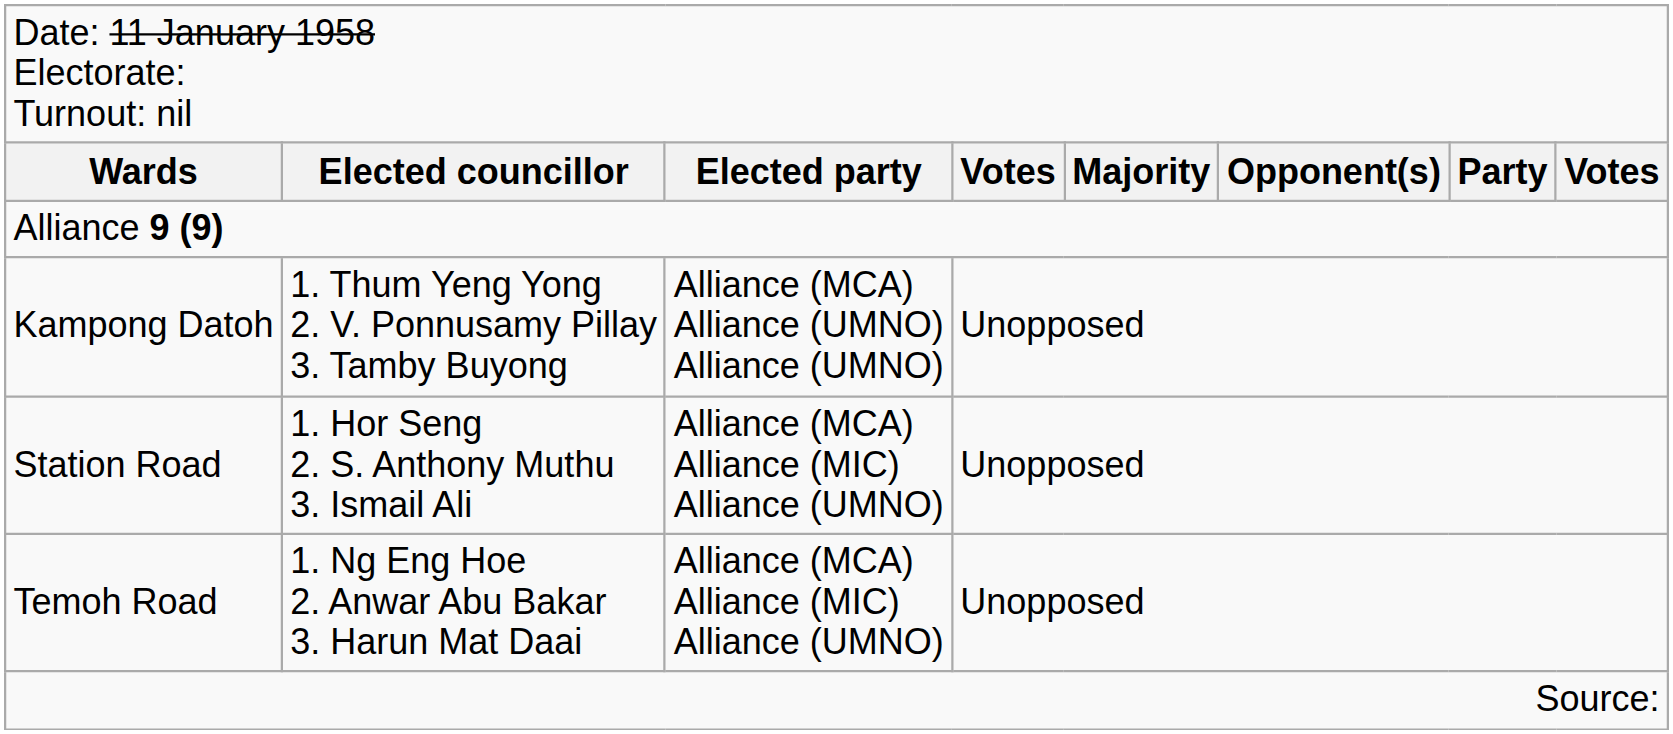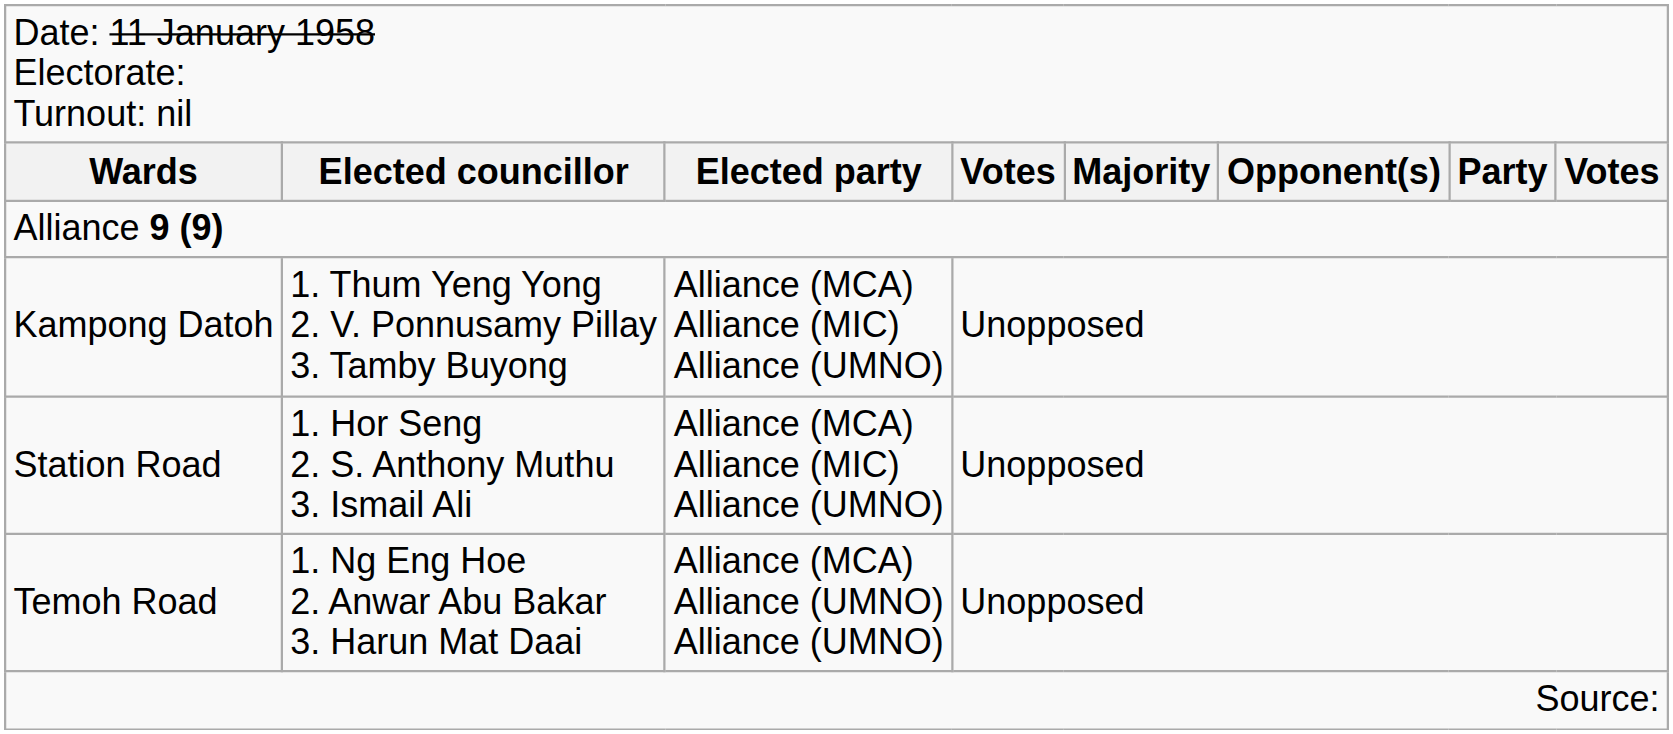(809, 325) Alliance (MCA) Alliance (UMNO) Alliance (UMNO) -> (809, 325) Alliance (MCA) Alliance (MIC) Alliance (UMNO)
(809, 602) Alliance (MCA) Alliance (MIC) Alliance (UMNO) -> (809, 602) Alliance (MCA) Alliance (UMNO) Alliance (UMNO)
